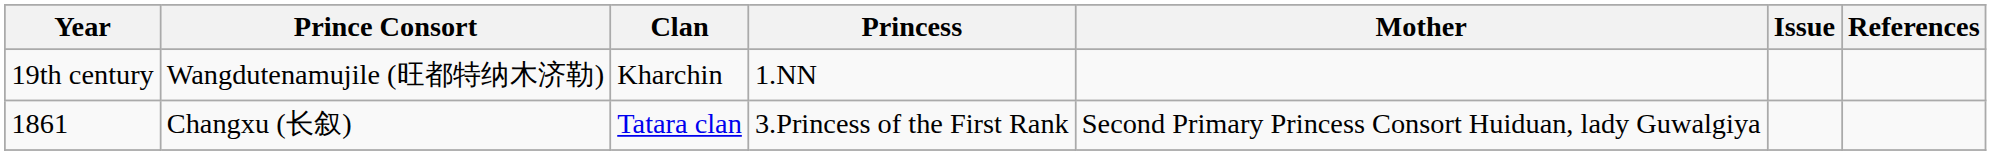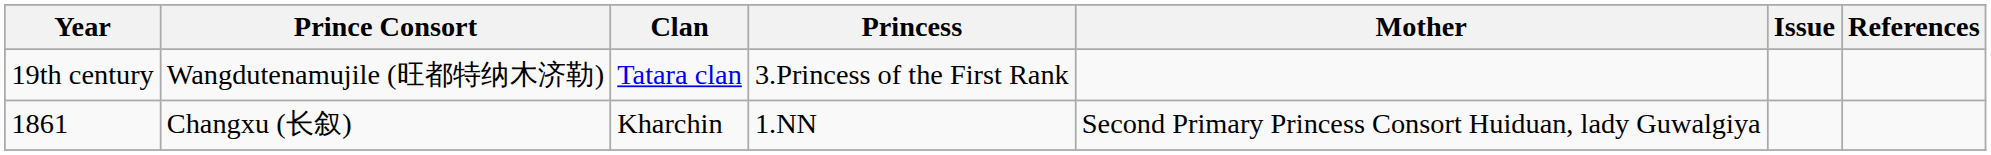(670, 74) Kharchin -> (680, 74) Tatara clan
(786, 74) 1.NN -> (912, 74) 3.Princess of the First Rank
(680, 124) Tatara clan -> (670, 124) Kharchin
(912, 124) 3.Princess of the First Rank -> (786, 124) 1.NN
